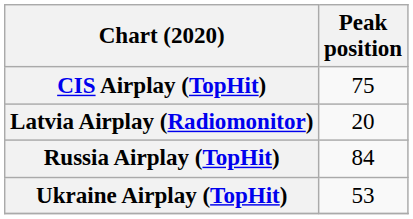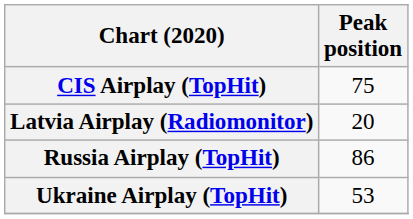(363, 158) 84 -> (363, 158) 86
